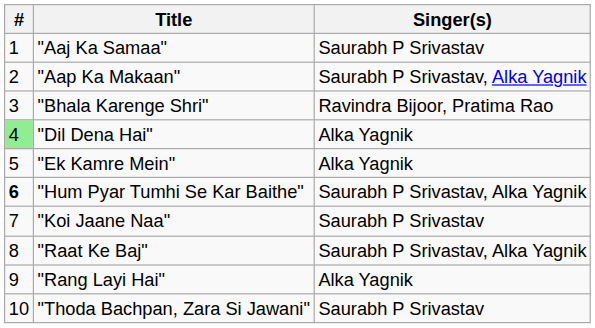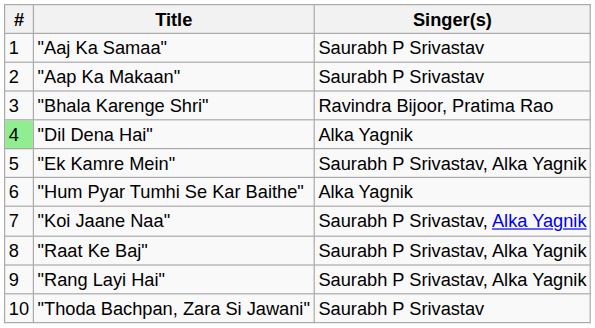(452, 77) Saurabh P Srivastav, Alka Yagnik -> (401, 77) Saurabh P Srivastav
(366, 164) Alka Yagnik -> (452, 164) Saurabh P Srivastav, Alka Yagnik
(14, 192) bold -> (14, 192) normal
(452, 192) Saurabh P Srivastav, Alka Yagnik -> (366, 192) Alka Yagnik
(401, 221) Saurabh P Srivastav -> (452, 221) Saurabh P Srivastav, Alka Yagnik
(366, 279) Alka Yagnik -> (452, 279) Saurabh P Srivastav, Alka Yagnik
